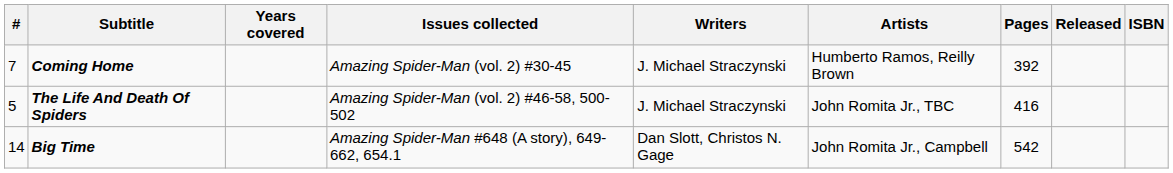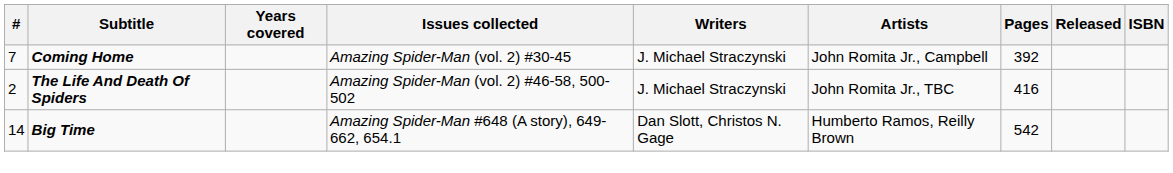(893, 65) Humberto Ramos, Reilly Brown -> (900, 57) John Romita Jr., Campbell
(12, 106) 5 -> (12, 89) 2
(900, 147) John Romita Jr., Campbell -> (893, 130) Humberto Ramos, Reilly Brown
